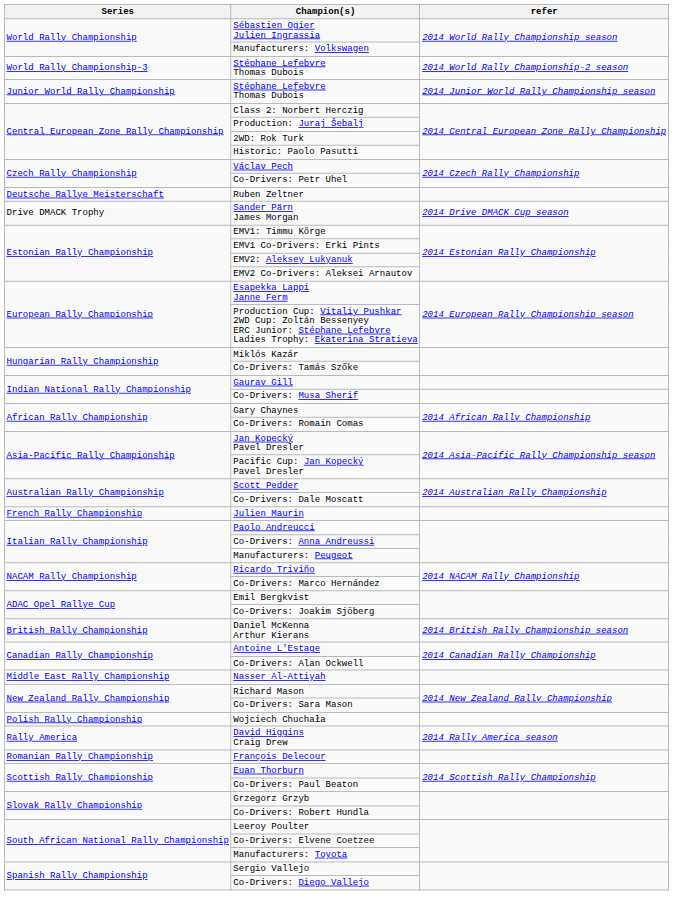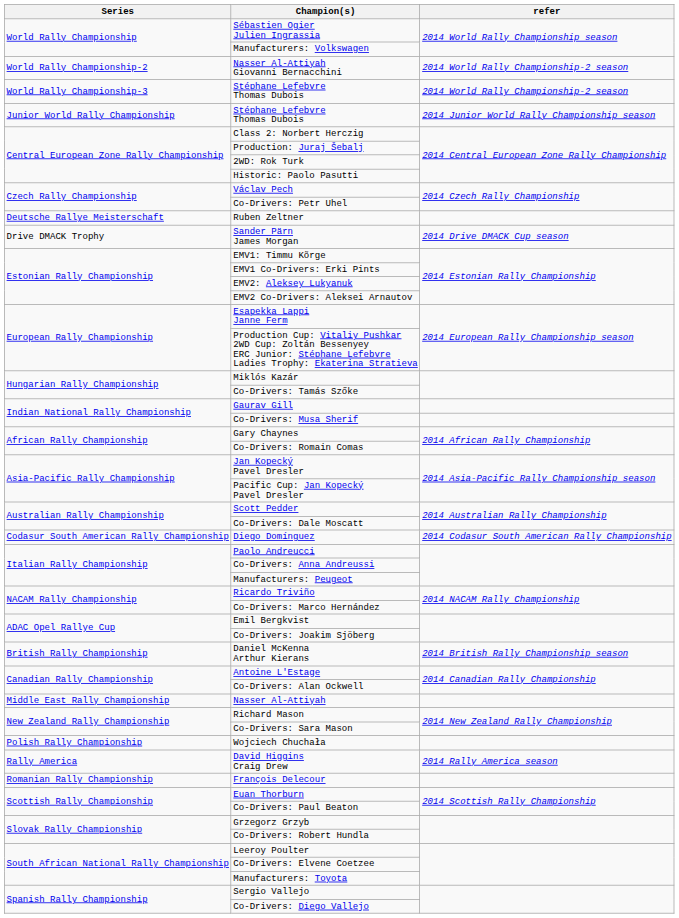+ row: (77, 68)
+ row: (118, 537)
- row: (74, 514)
